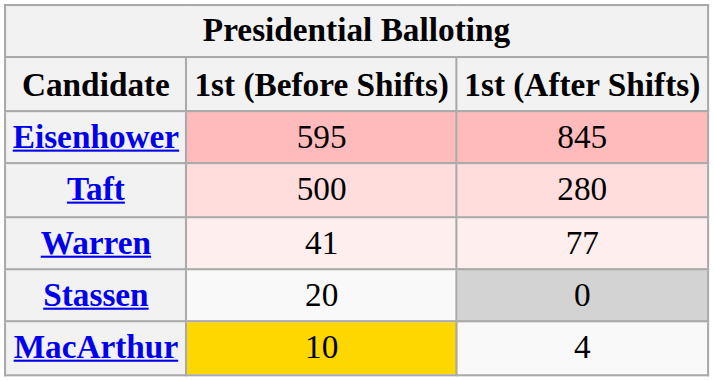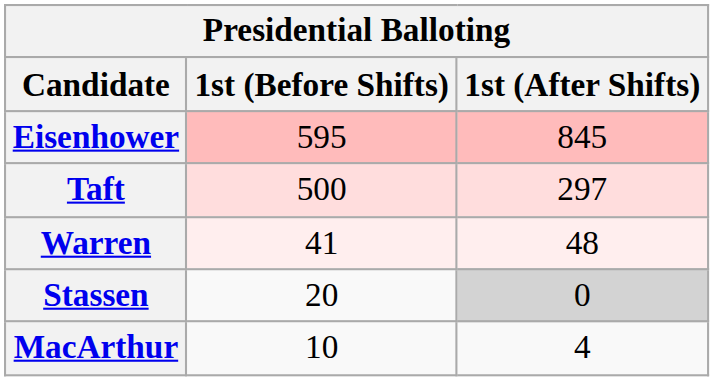(582, 189) 280 -> (582, 189) 297
(582, 242) 77 -> (582, 242) 48
(322, 347) gold background -> (322, 347) no background
